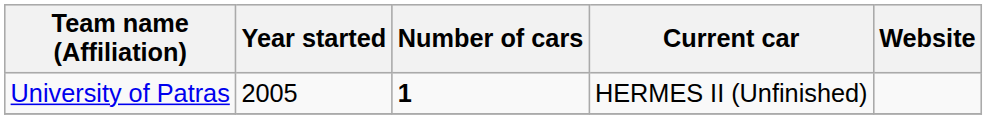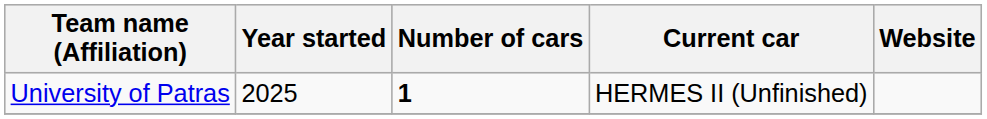(270, 93) 2005 -> (270, 93) 2025
